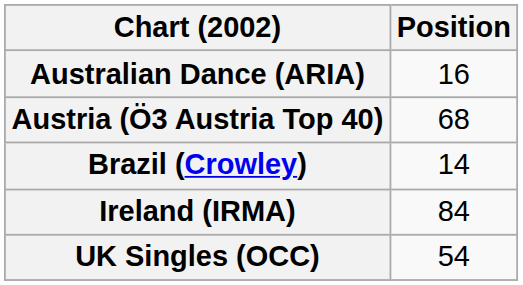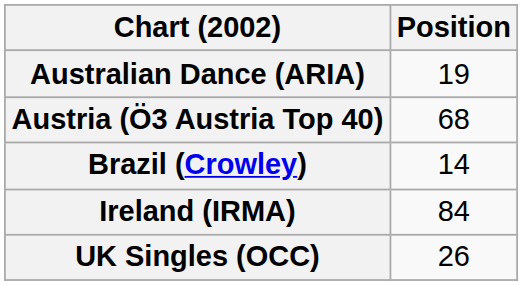(454, 73) 16 -> (454, 73) 19
(454, 257) 54 -> (454, 257) 26
